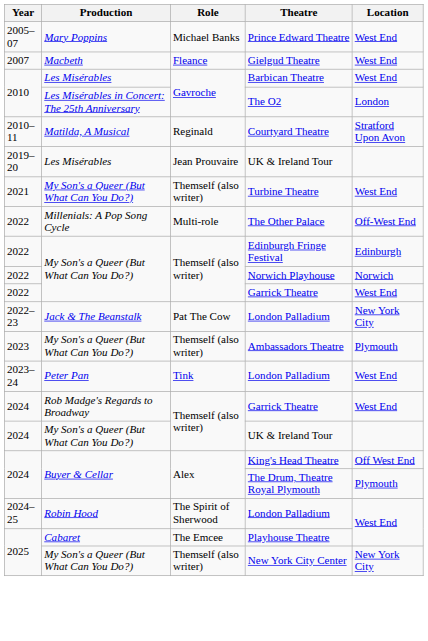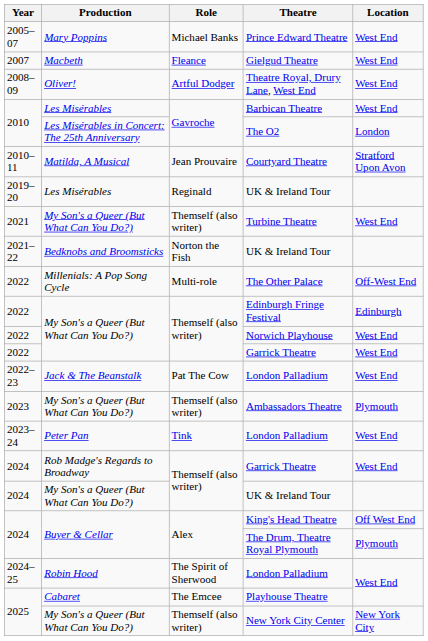+ row: (21, 84)
(193, 131) Reginald -> (204, 161) Jean Prouvaire
(206, 161) Jean Prouvaire -> (192, 191) Reginald
+ row: (21, 251)
(374, 275) Norwich -> (376, 335) West End
(377, 316) New York City -> (376, 376) West End
